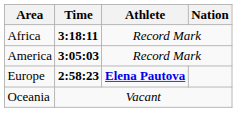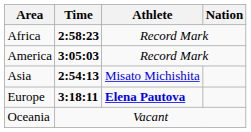(78, 35) 3:18:11 -> (78, 35) 2:58:23
+ row: (19, 76)
(78, 76) 2:58:23 -> (78, 96) 3:18:11
